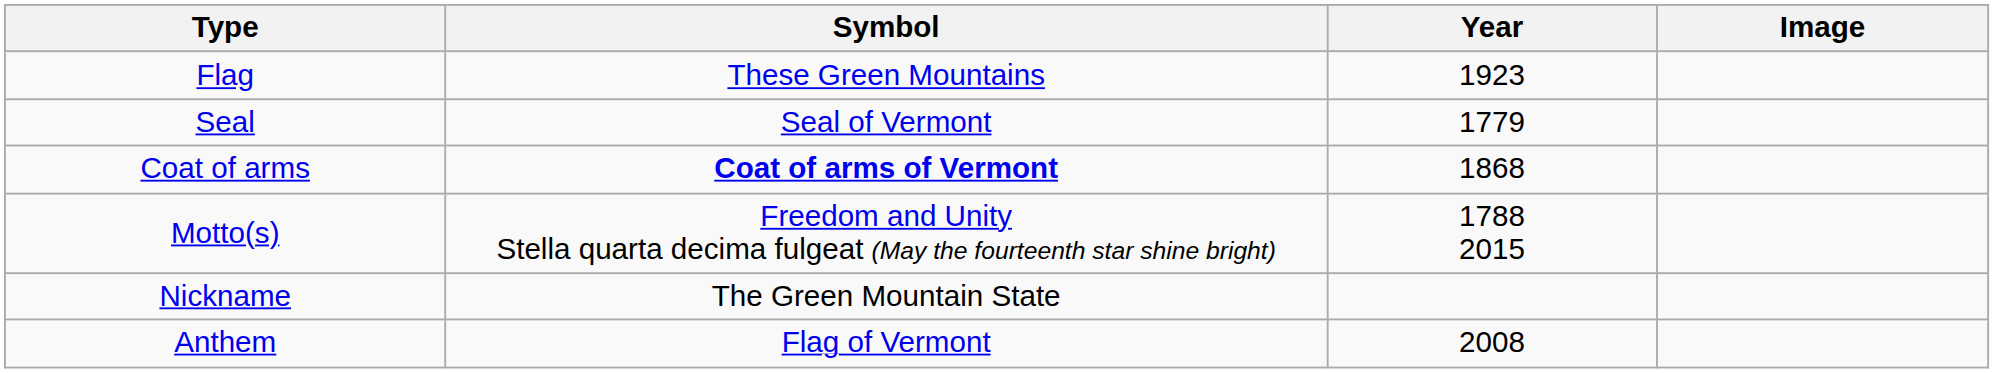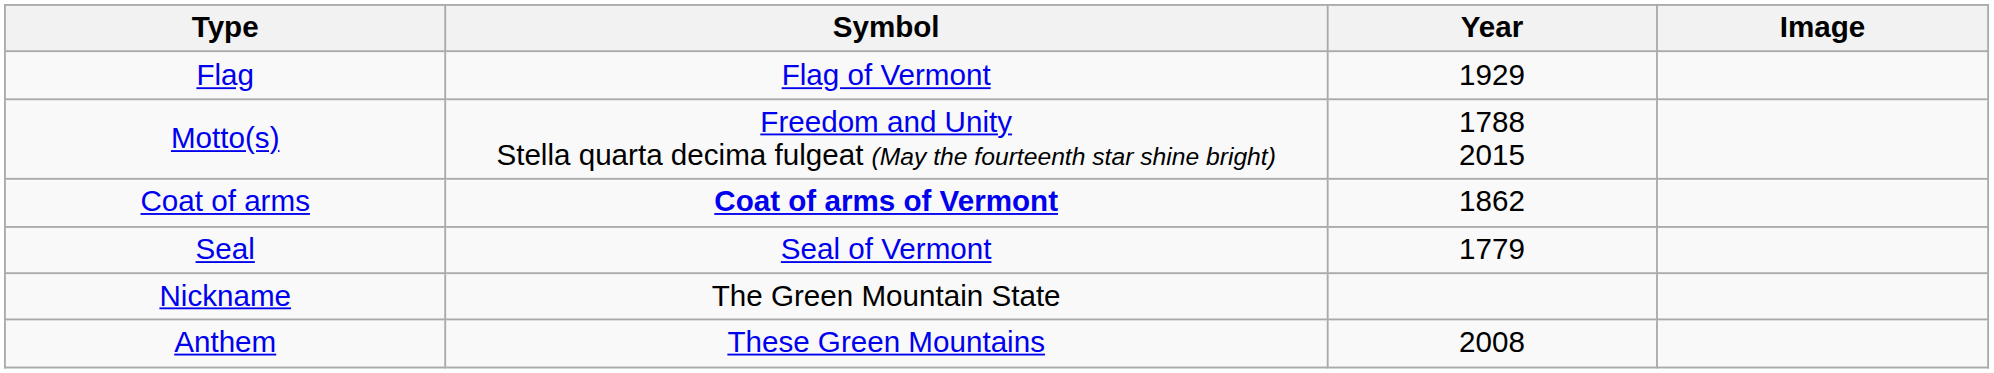(886, 74) These Green Mountains -> (886, 74) Flag of Vermont
(1492, 74) 1923 -> (1492, 74) 1929
rows swapped: (225, 121) <-> (225, 232)
(1492, 168) 1868 -> (1492, 202) 1862
(886, 342) Flag of Vermont -> (886, 342) These Green Mountains
